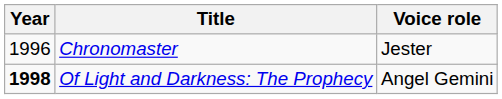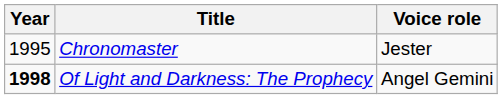(30, 49) 1996 -> (30, 49) 1995
